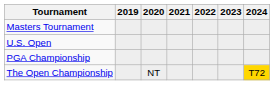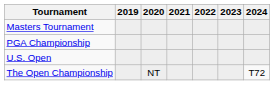rows swapped: (48, 58) <-> (29, 42)
(257, 73) gold background -> (257, 73) no background
